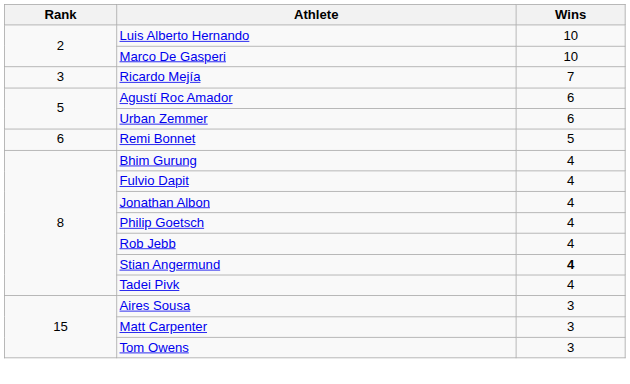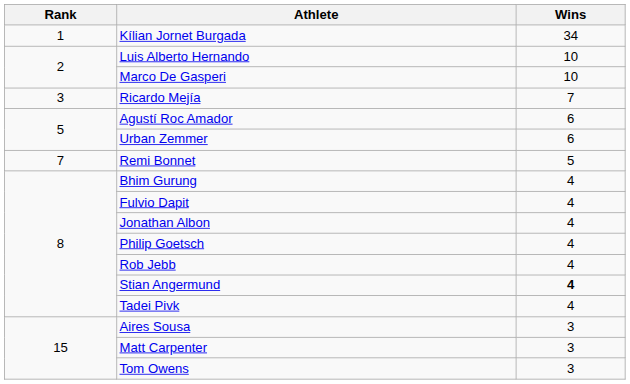+ row: (183, 35)
(60, 139) 6 -> (60, 160) 7
